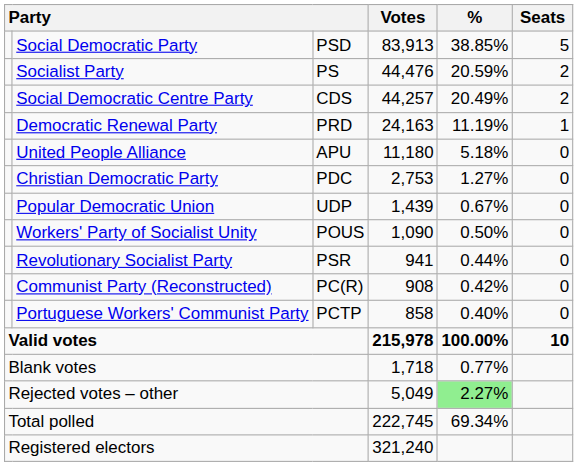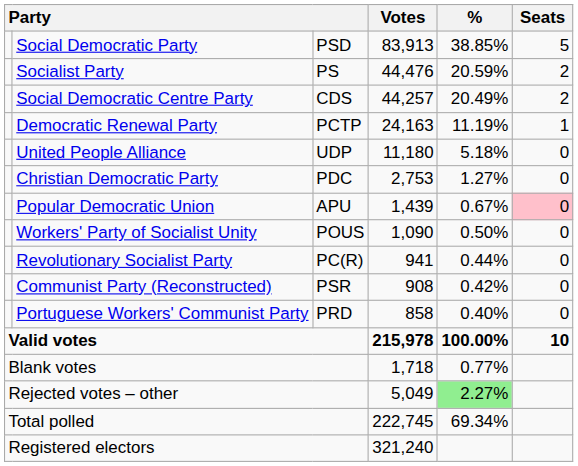(334, 125) PRD -> (339, 125) PCTP
(334, 152) APU -> (334, 152) UDP
(334, 206) UDP -> (334, 206) APU
(564, 206) no background -> (564, 206) pink background
(334, 260) PSR -> (340, 260) PC(R)
(340, 286) PC(R) -> (334, 286) PSR
(339, 313) PCTP -> (334, 313) PRD
